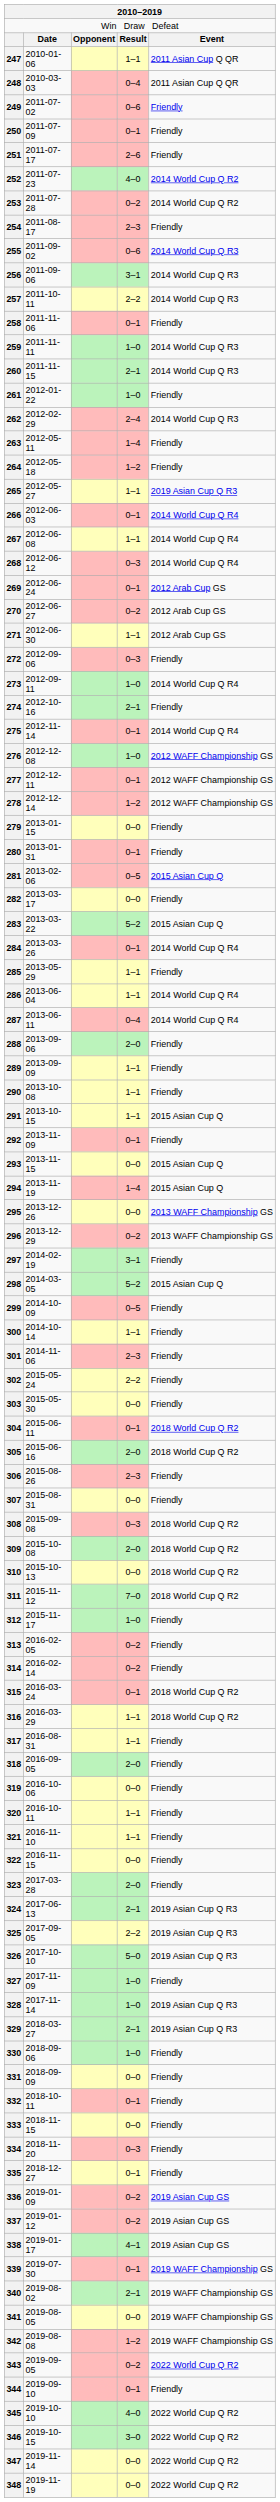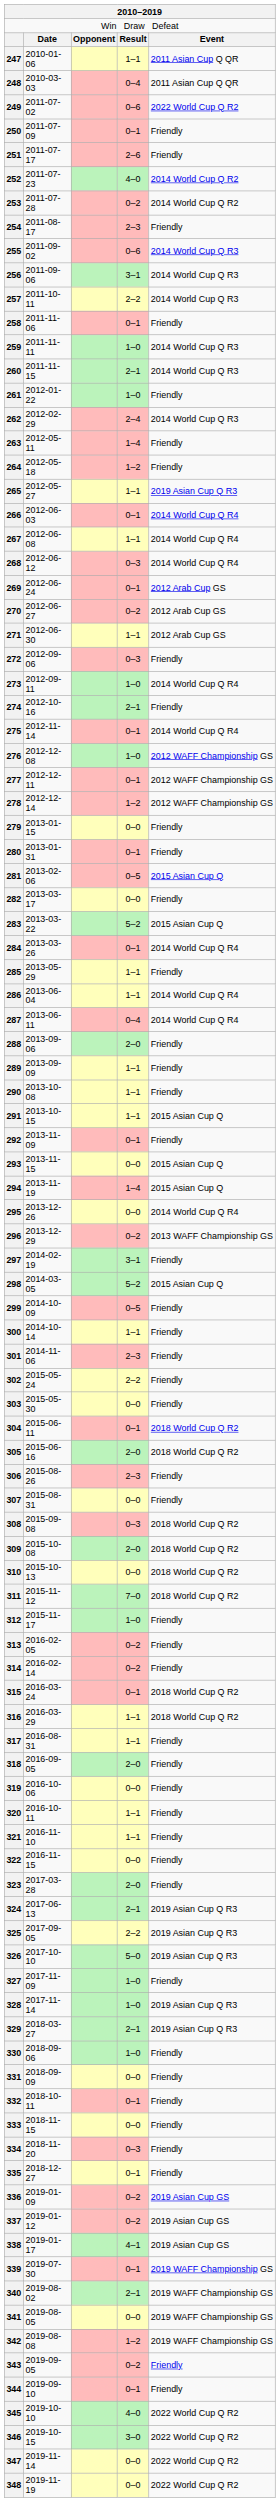(167, 107) Friendly -> (195, 107) 2022 World Cup Q R2
(212, 1212) 2013 WAFF Championship GS -> (195, 1212) 2014 World Cup Q R4
(195, 2365) 2022 World Cup Q R2 -> (167, 2365) Friendly
